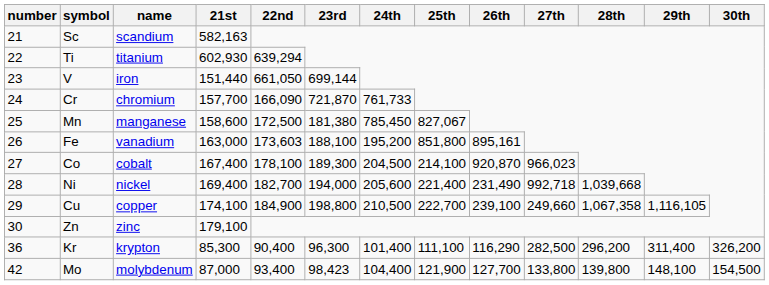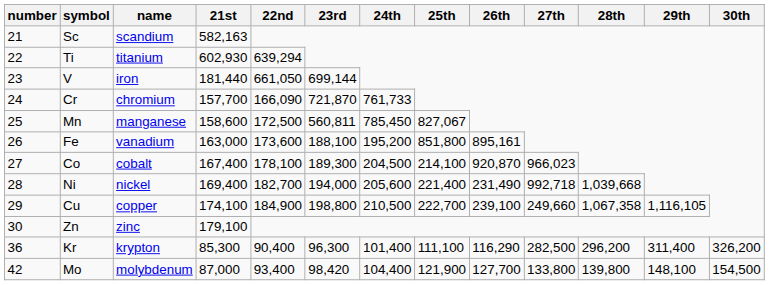(223, 79) 151,440 -> (223, 79) 181,440
(333, 121) 181,380 -> (332, 121) 560,811
(278, 142) 173,603 -> (278, 142) 173,600
(329, 269) 98,423 -> (329, 269) 98,420
